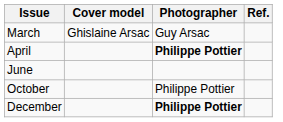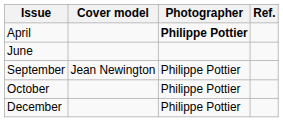- row: (24, 32)
+ row: (36, 70)
(198, 107) bold -> (201, 107) normal
